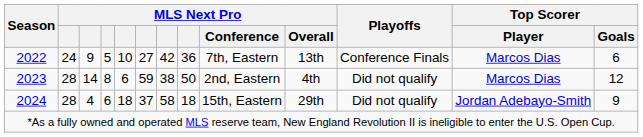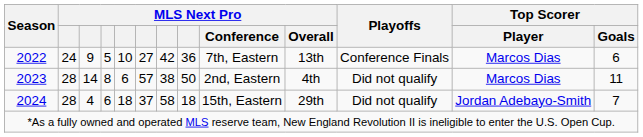(146, 79) 59 -> (146, 79) 57
(616, 79) 12 -> (616, 79) 11
(616, 100) 9 -> (616, 100) 7
